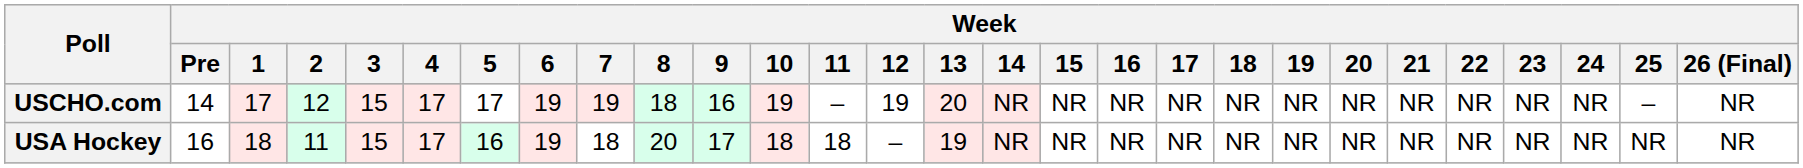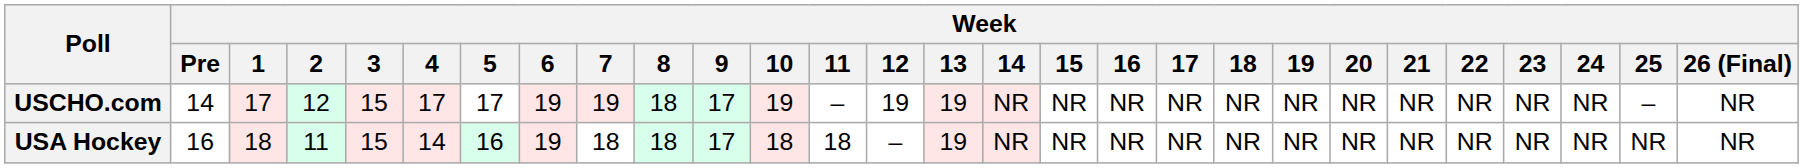(722, 102) 16 -> (722, 102) 17
(953, 102) 20 -> (953, 102) 19
(432, 142) 17 -> (432, 142) 14
(664, 142) 20 -> (664, 142) 18
